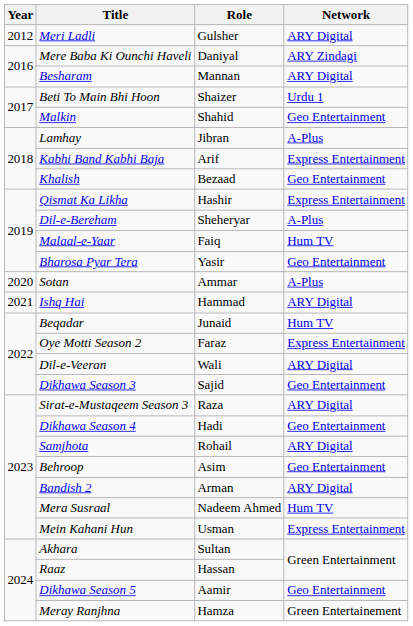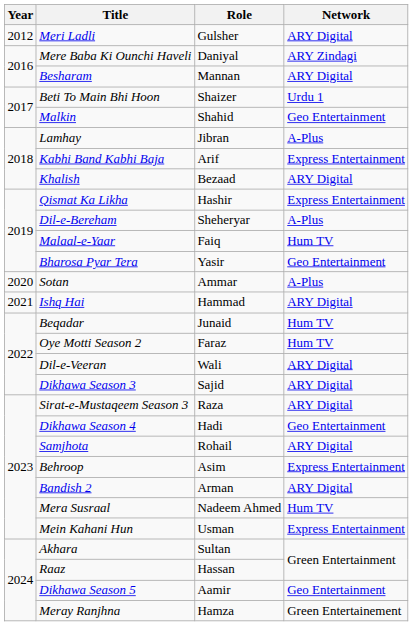(336, 179) Geo Entertainment -> (320, 179) ARY Digital
(346, 343) Express Entertainment -> (310, 343) Hum TV
(336, 384) Geo Entertainment -> (320, 384) ARY Digital
(336, 466) Geo Entertainment -> (346, 466) Express Entertainment
